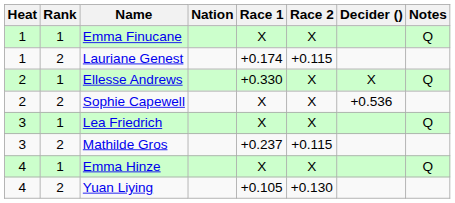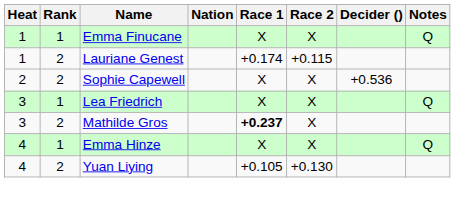- row: (133, 79)
(262, 144) normal -> (262, 123) bold
(312, 144) +0.115 -> (312, 123) X
